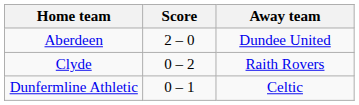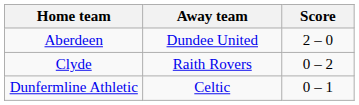columns swapped: (179, 16) <-> (285, 16)
